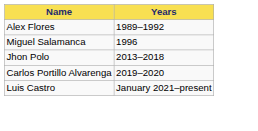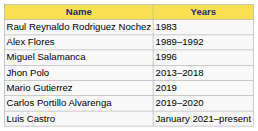+ row: (79, 27)
+ row: (40, 88)
